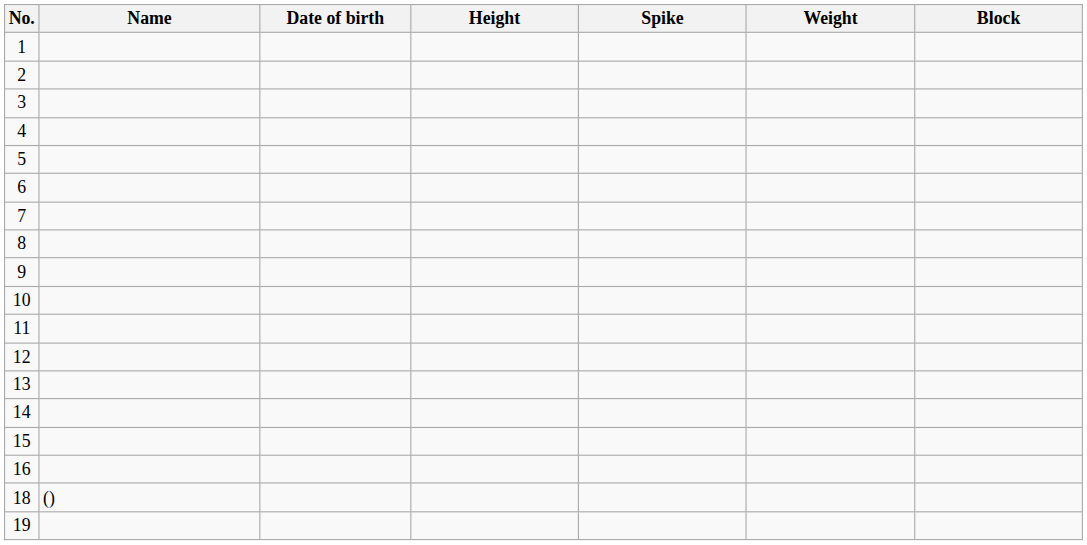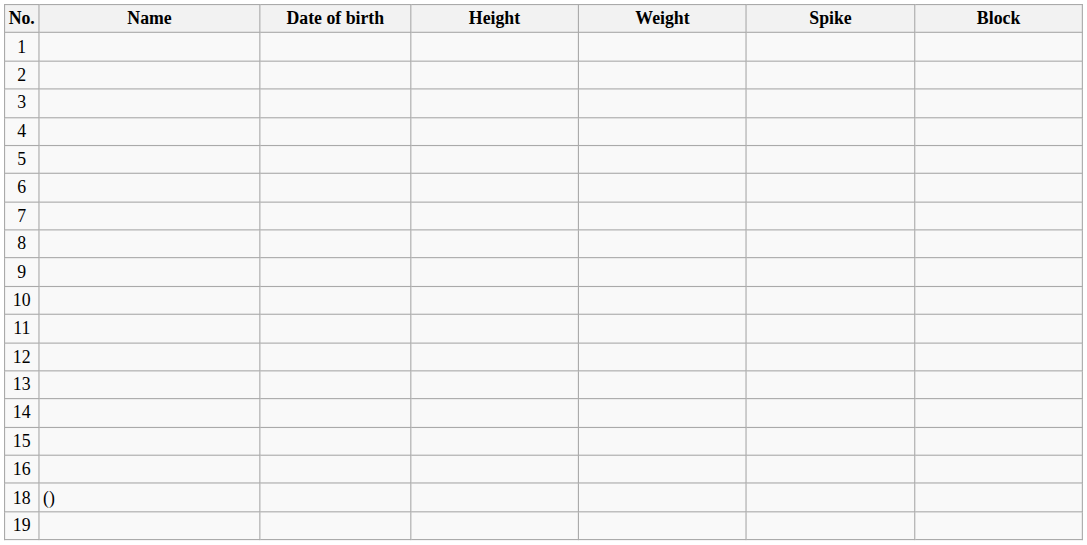columns swapped: (831, 18) <-> (663, 18)
